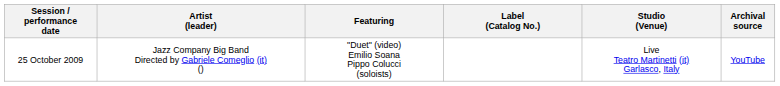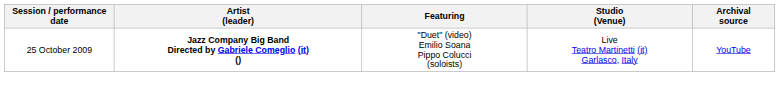- column: (513, 21)
(201, 60) normal -> (238, 50) bold
